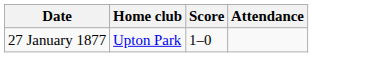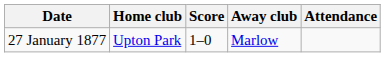+ column: (264, 16)
